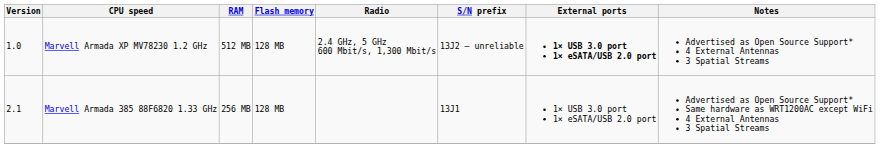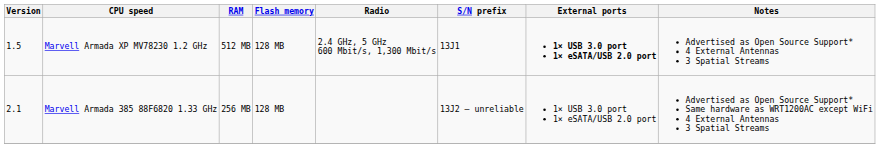(14, 47) 1.0 -> (14, 47) 1.5
(482, 47) 13J2 – unreliable -> (450, 47) 13J1
(450, 110) 13J1 -> (482, 110) 13J2 – unreliable
